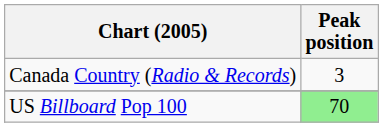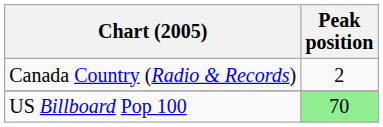(339, 74) 3 -> (339, 74) 2
